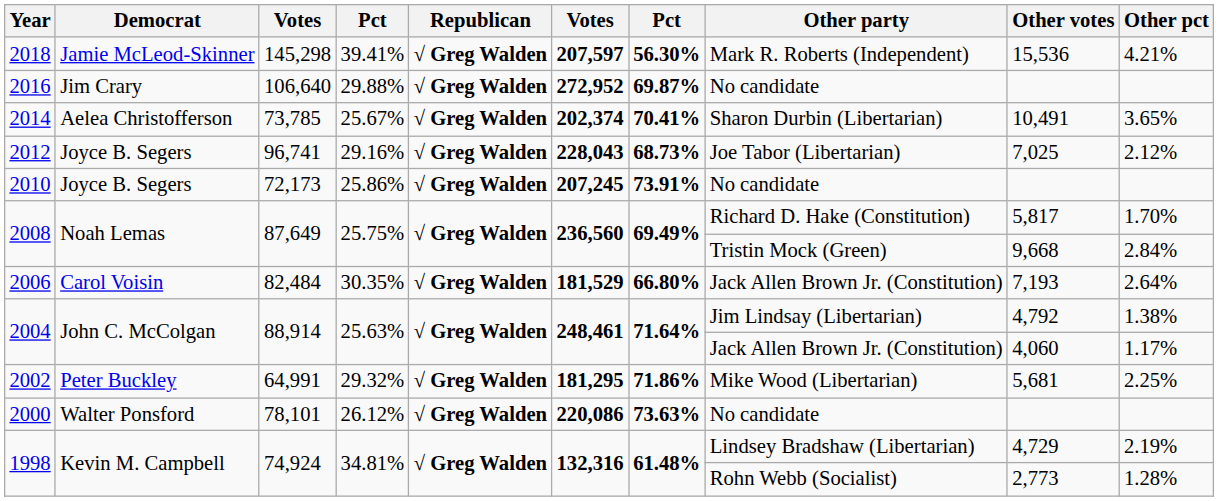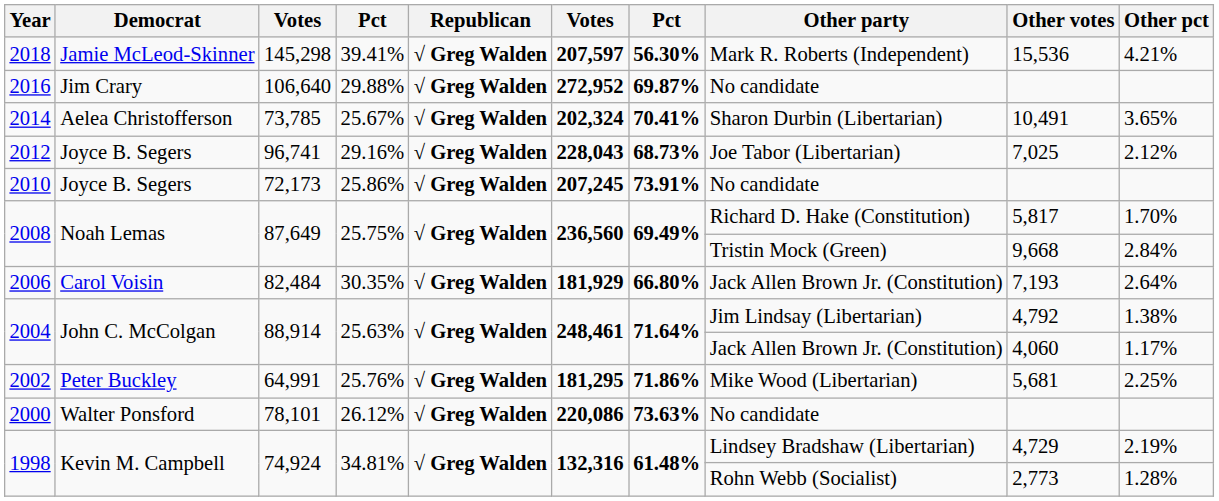(590, 119) 202,374 -> (590, 119) 202,324
(590, 282) 181,529 -> (590, 282) 181,929
(372, 380) 29.32% -> (372, 380) 25.76%
